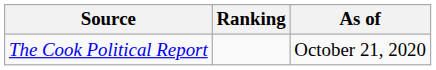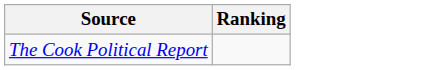- column: (360, 19)
